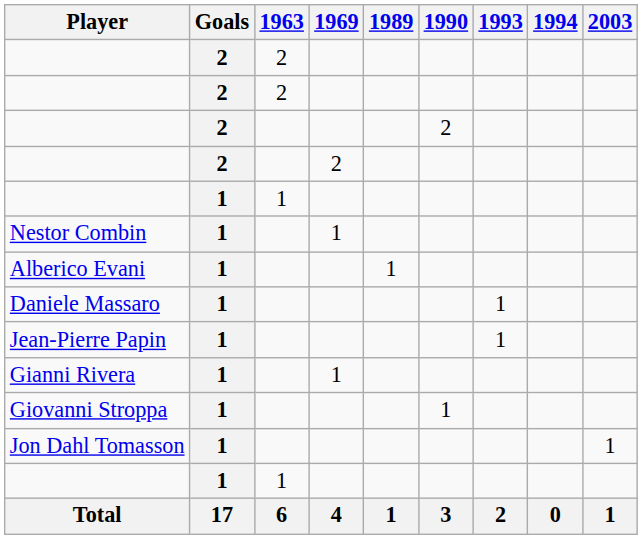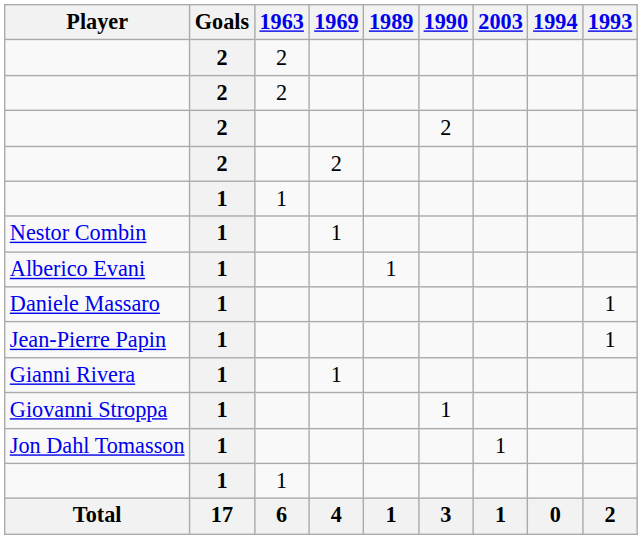columns swapped: (501, 22) <-> (610, 22)
